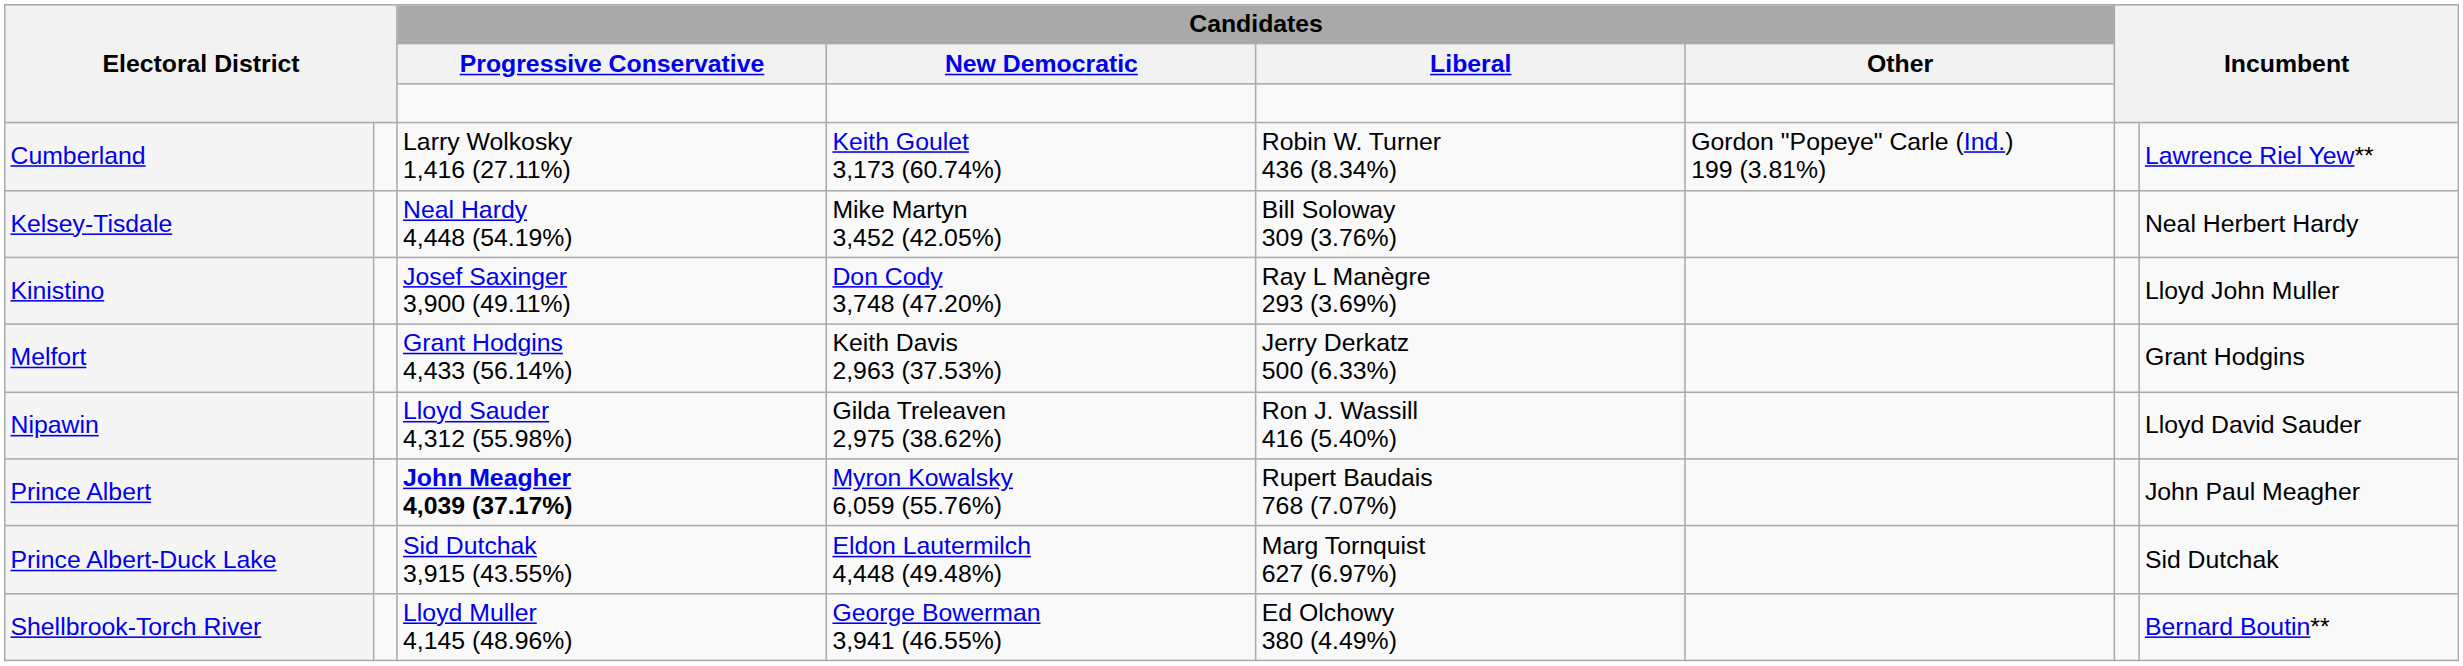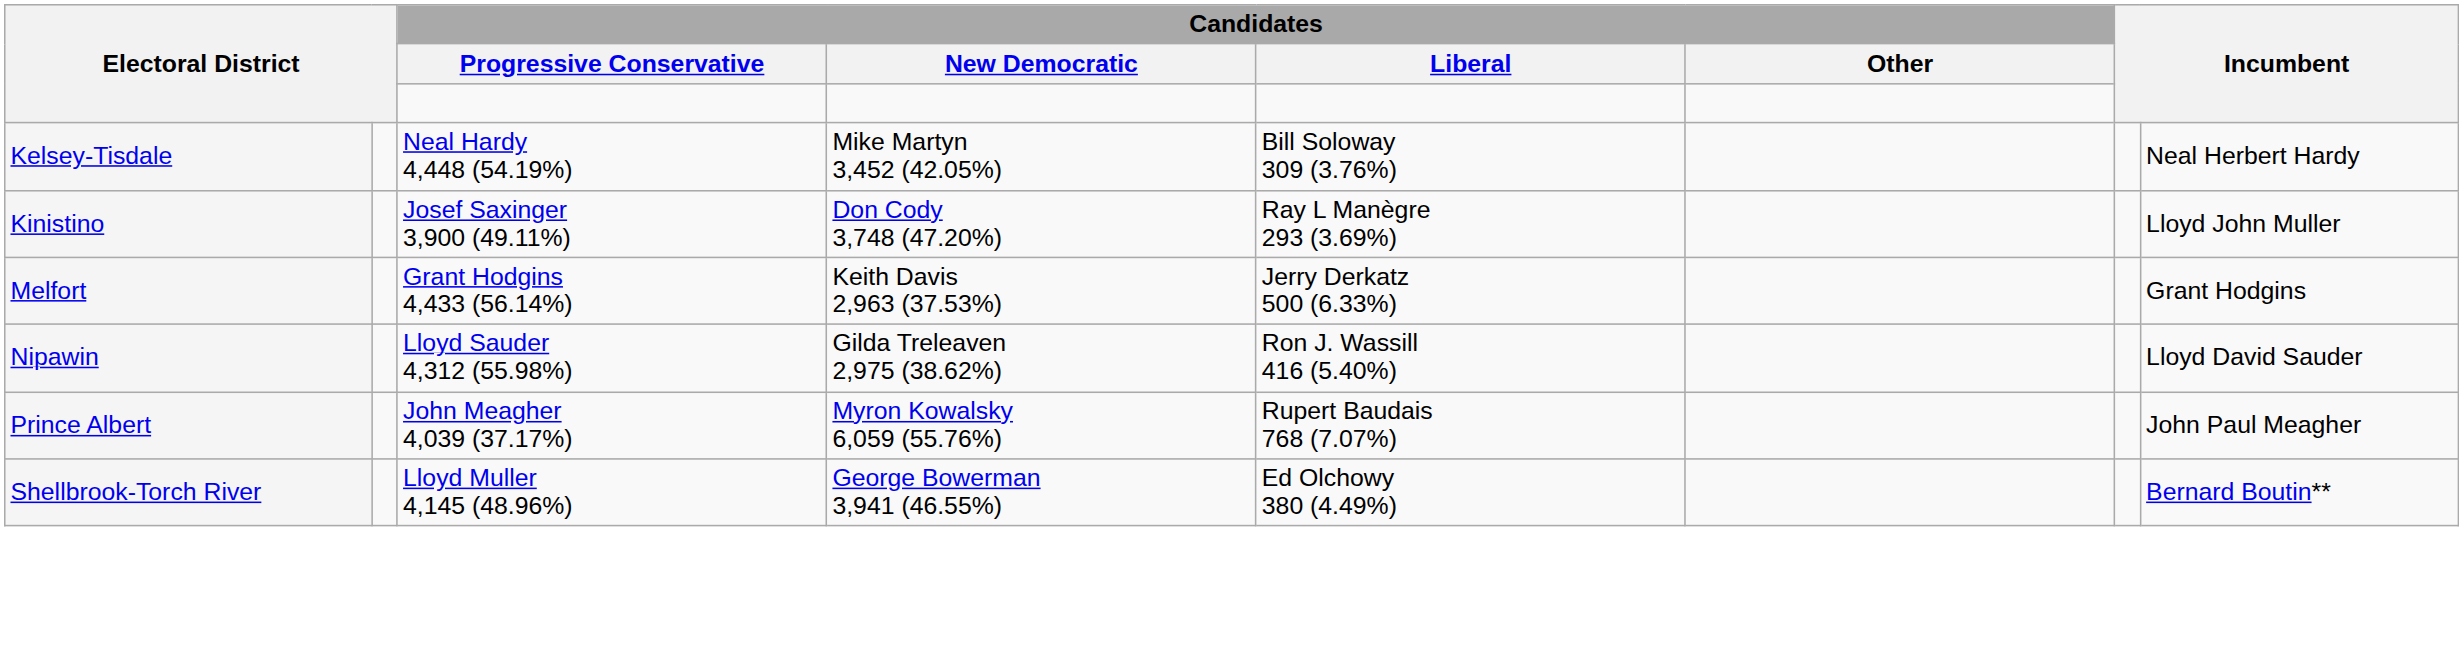- row: (78, 156)
(488, 492) bold -> (488, 425) normal
- row: (144, 559)
